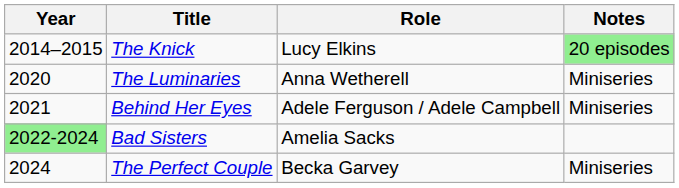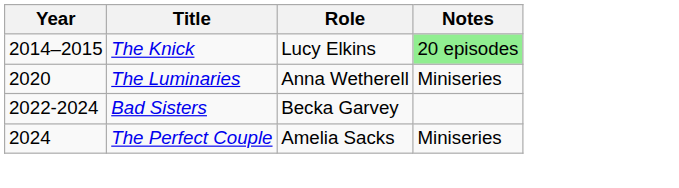- row: (181, 108)
(54, 138) lightgreen background -> (54, 108) no background
(338, 138) Amelia Sacks -> (340, 108) Becka Garvey
(340, 167) Becka Garvey -> (338, 138) Amelia Sacks
